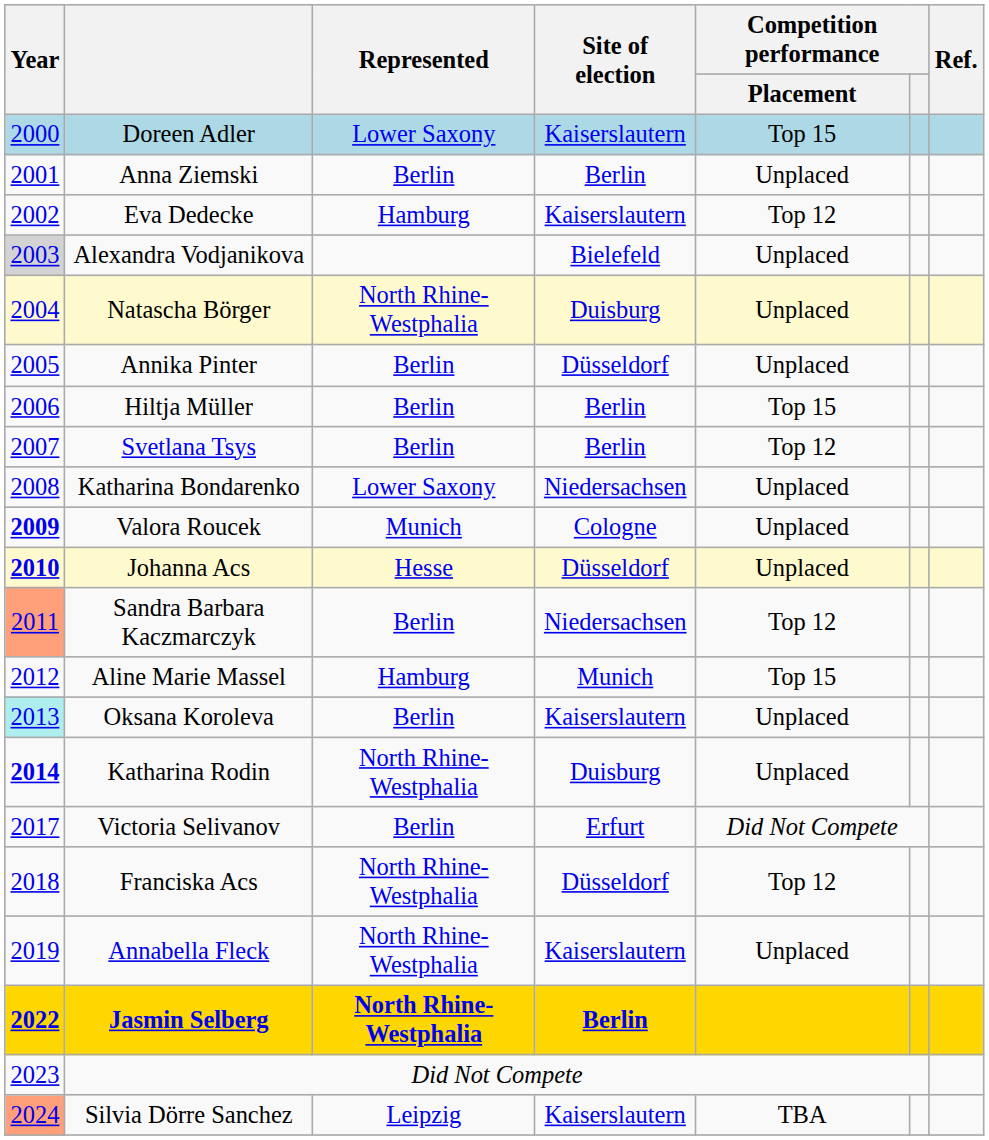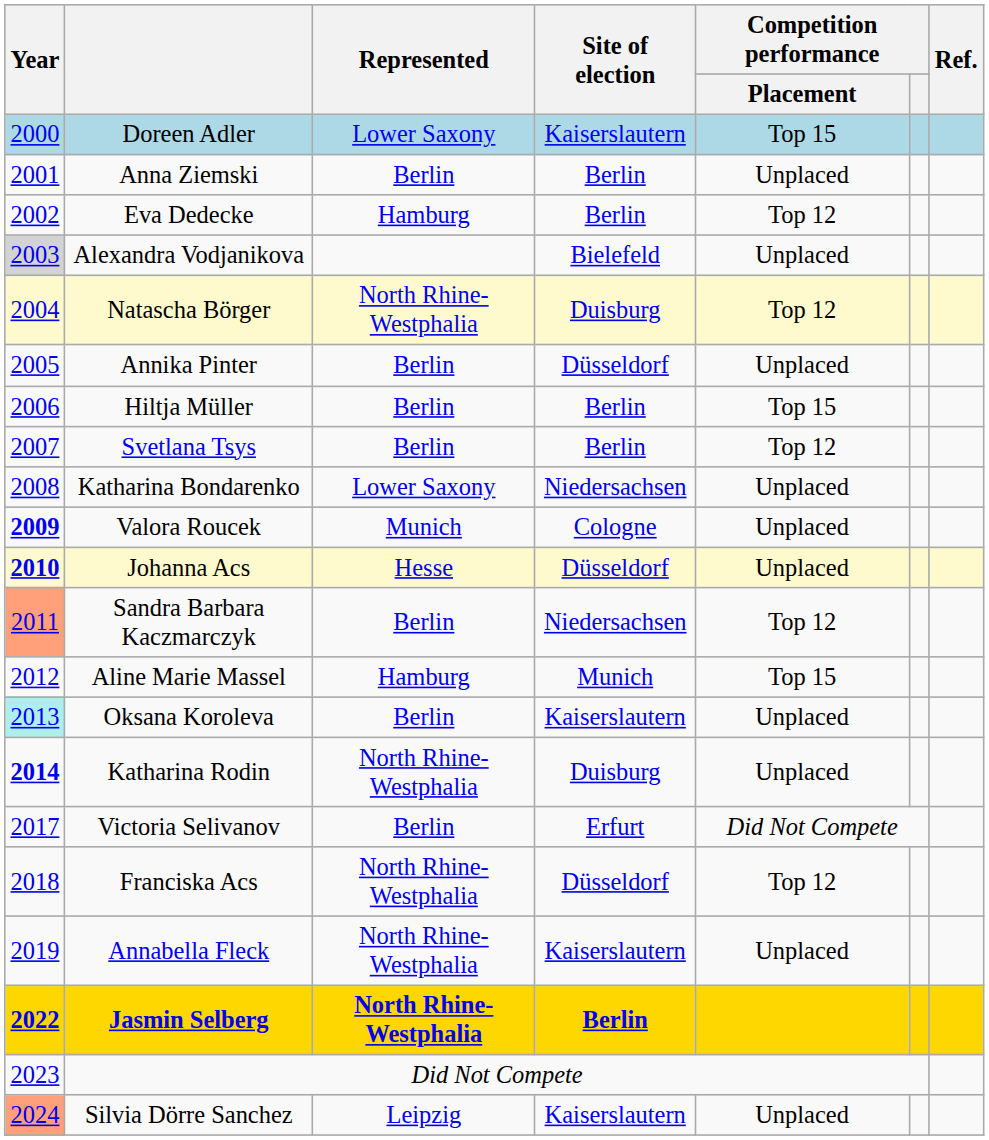(615, 215) Kaiserslautern -> (615, 215) Berlin
(802, 310) Unplaced -> (802, 310) Top 12
(802, 1115) TBA -> (802, 1115) Unplaced
